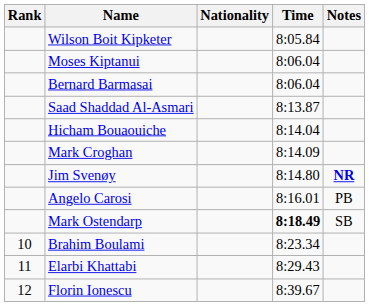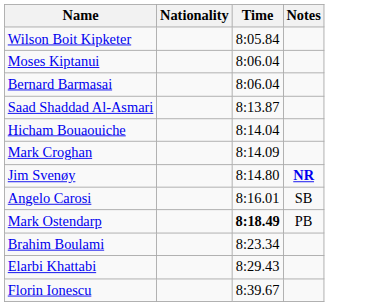- column: (25, 15)
(344, 198) PB -> (304, 198) SB
(344, 221) SB -> (304, 221) PB
